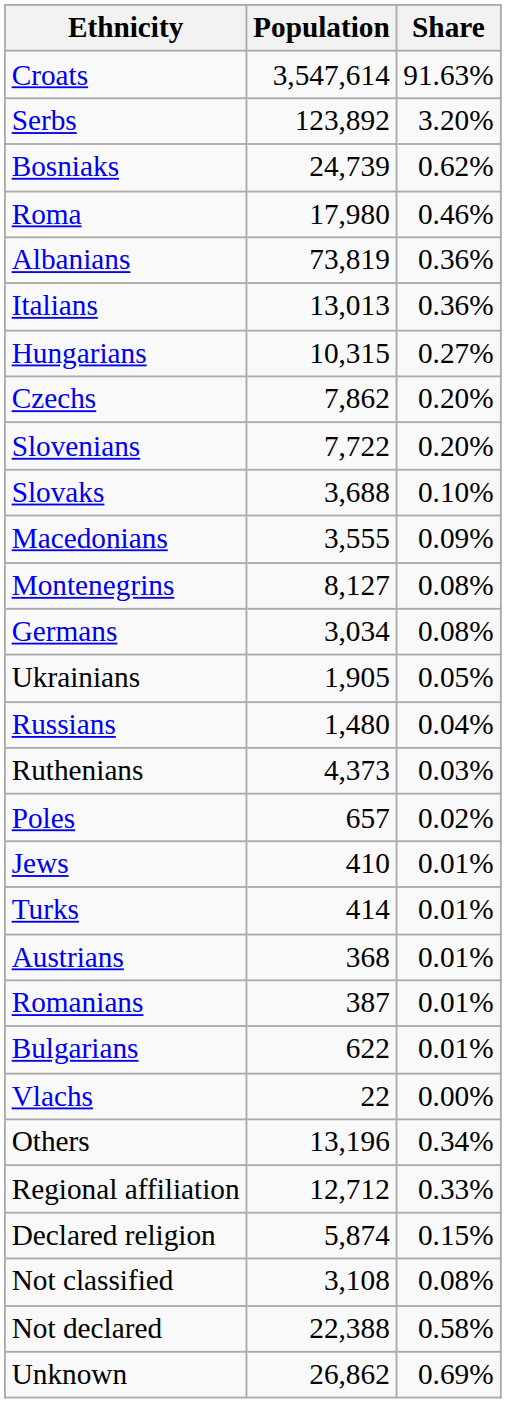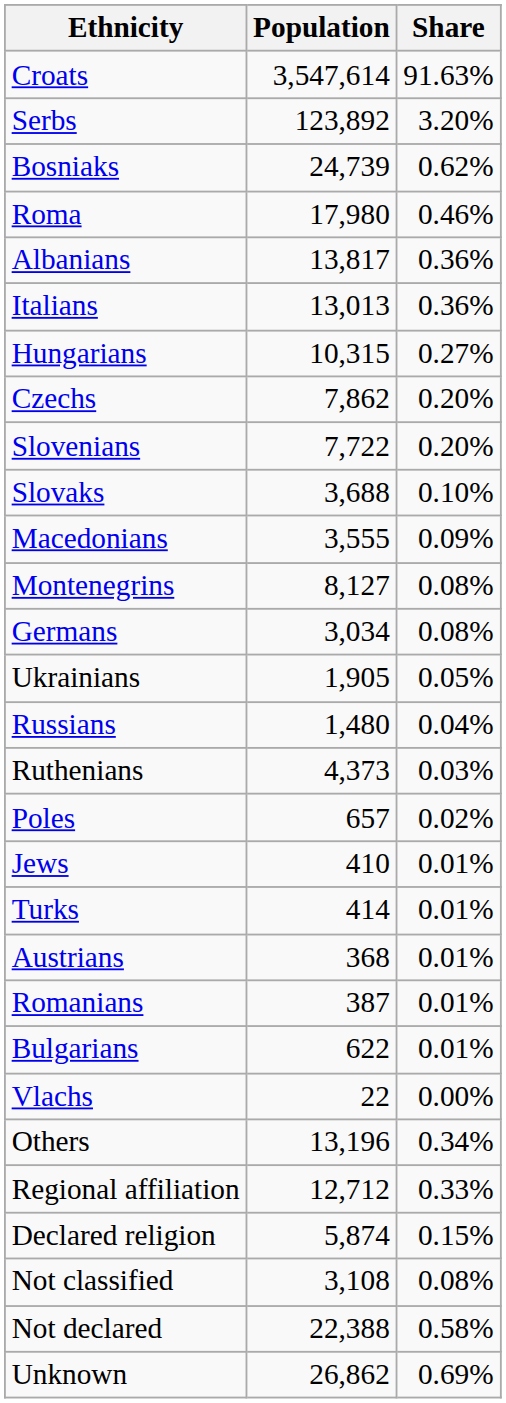(350, 259) 73,819 -> (350, 259) 13,817
